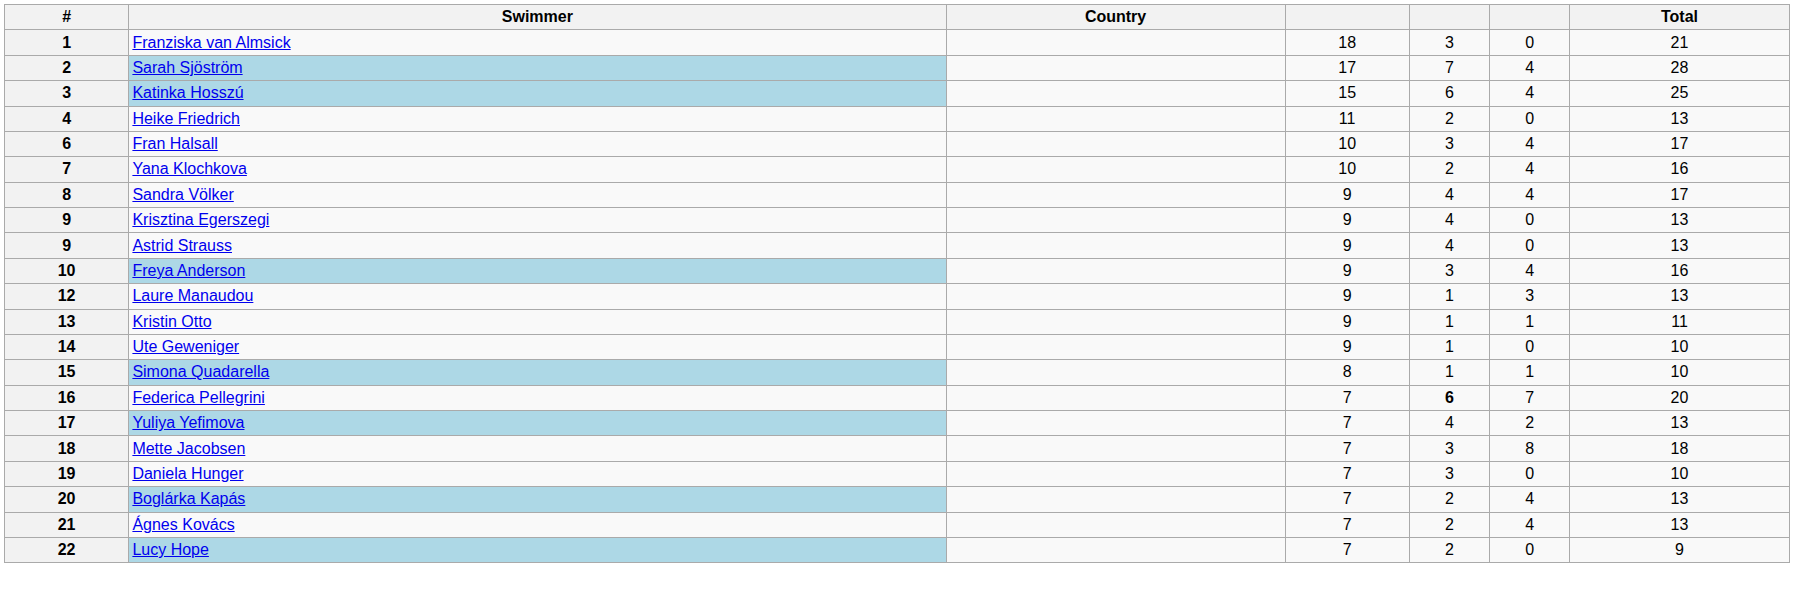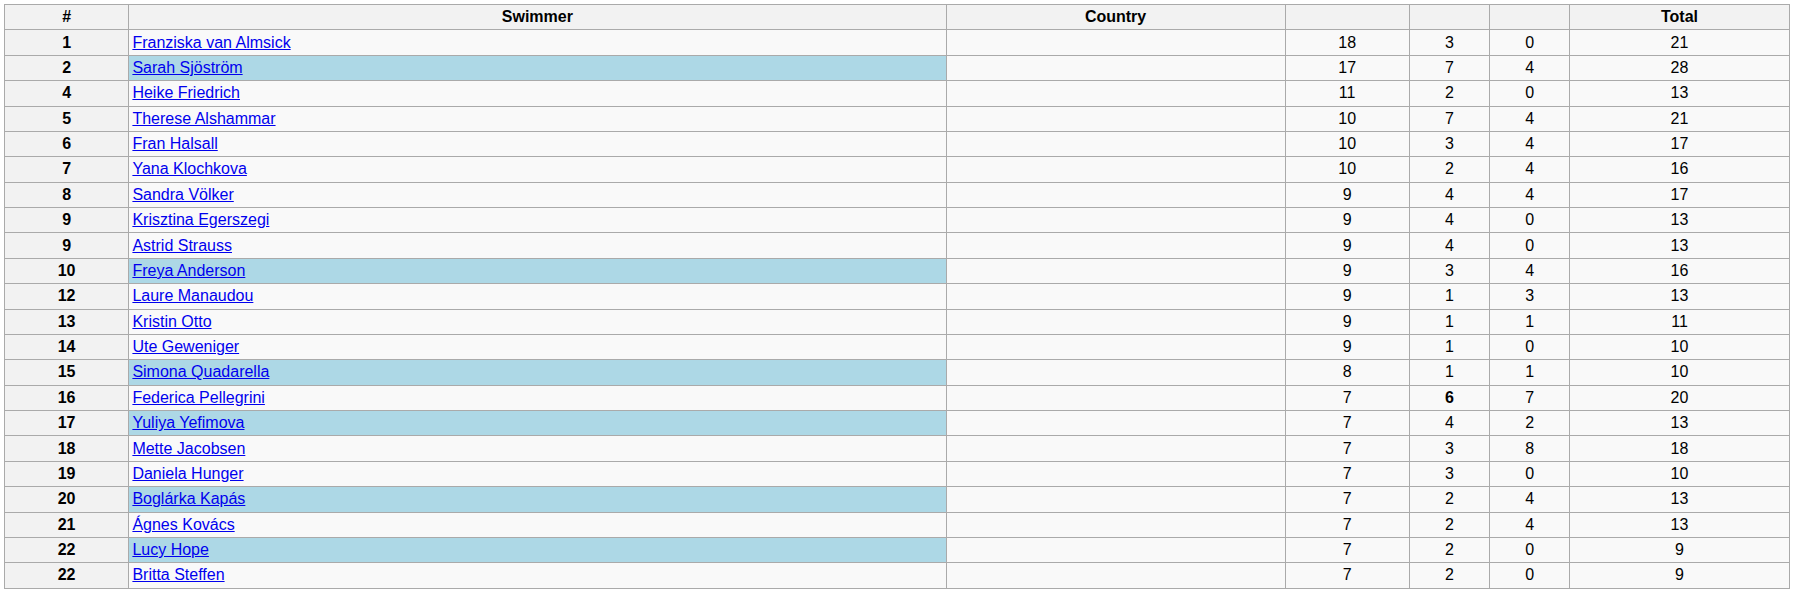- row: (188, 93)
+ row: (204, 118)
+ row: (178, 575)
